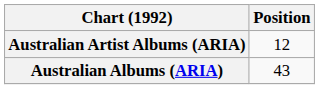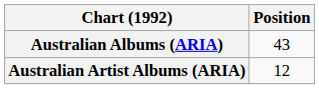rows swapped: (127, 70) <-> (127, 44)
